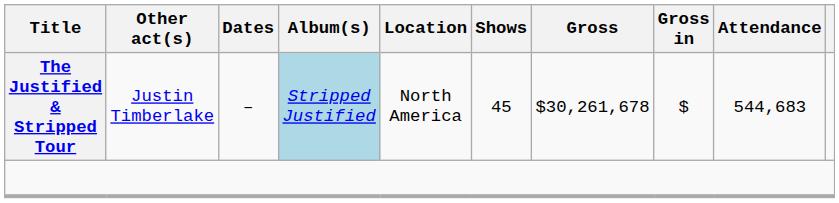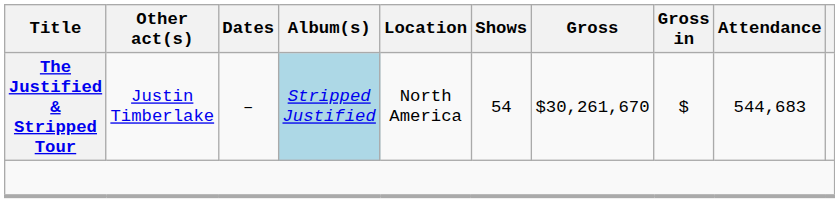(501, 107) 45 -> (501, 107) 54
(593, 107) $30,261,678 -> (593, 107) $30,261,670
